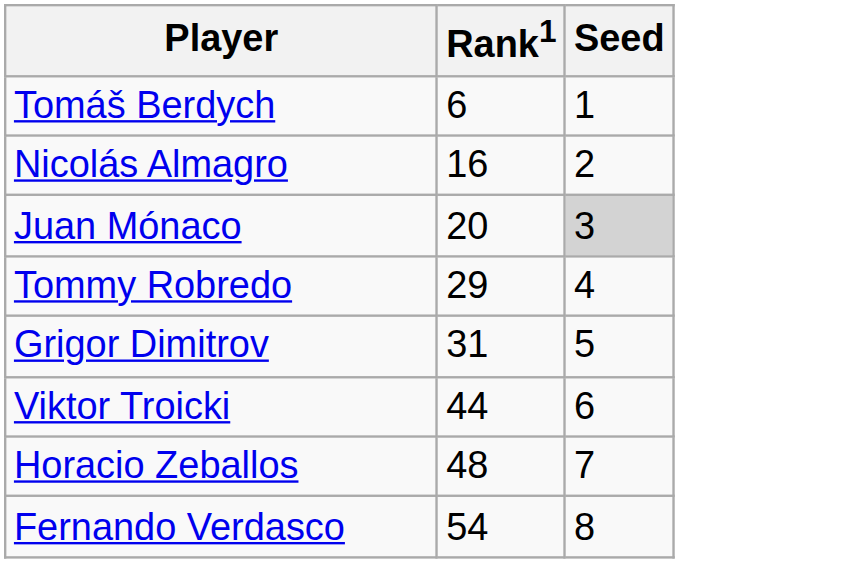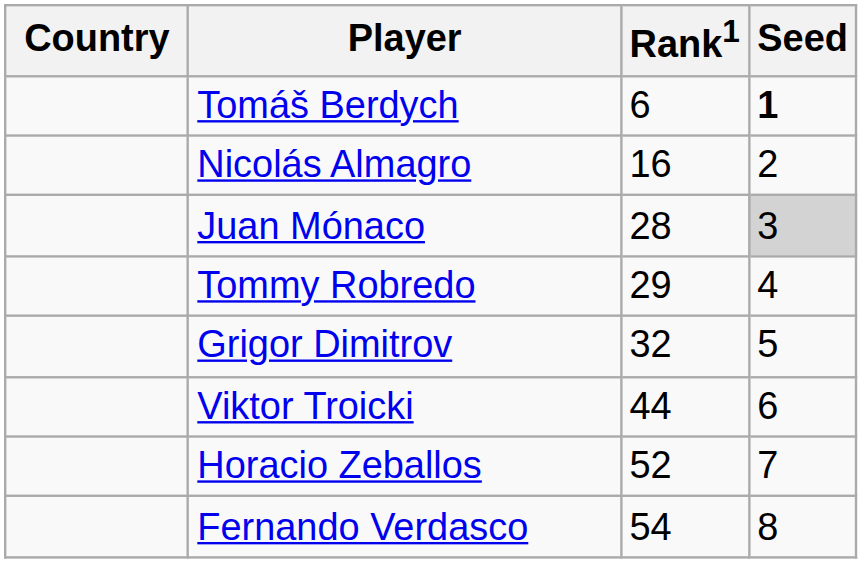+ column: (97, 39)
(585, 104) normal -> (768, 104) bold
(467, 225) 20 -> (651, 225) 28
(467, 345) 31 -> (651, 345) 32
(467, 465) 48 -> (651, 465) 52
